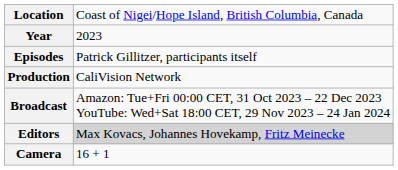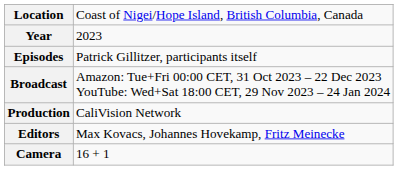rows swapped: (39, 105) <-> (39, 77)
(210, 133) lightgrey background -> (210, 133) no background
